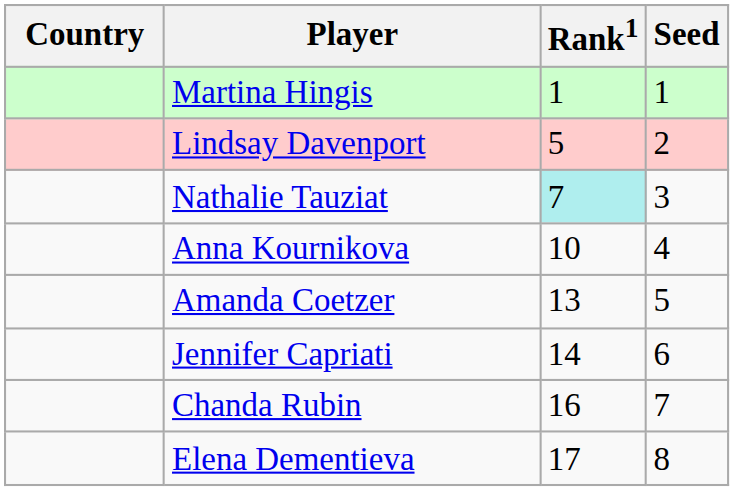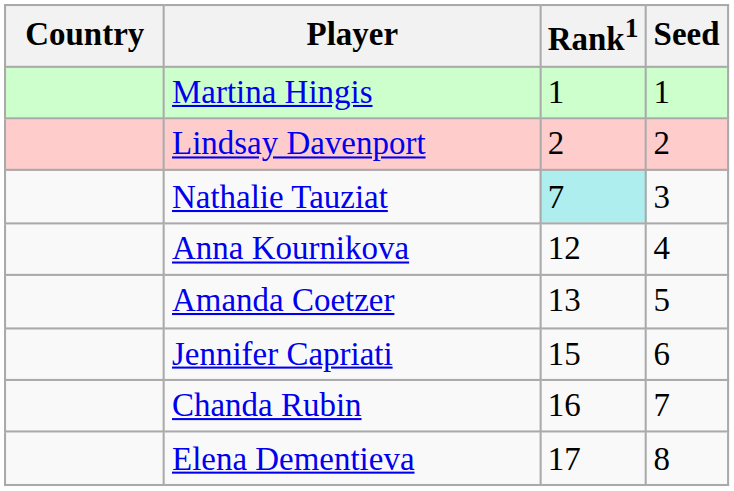(556, 144) 5 -> (556, 144) 2
(564, 248) 10 -> (564, 248) 12
(564, 353) 14 -> (564, 353) 15
